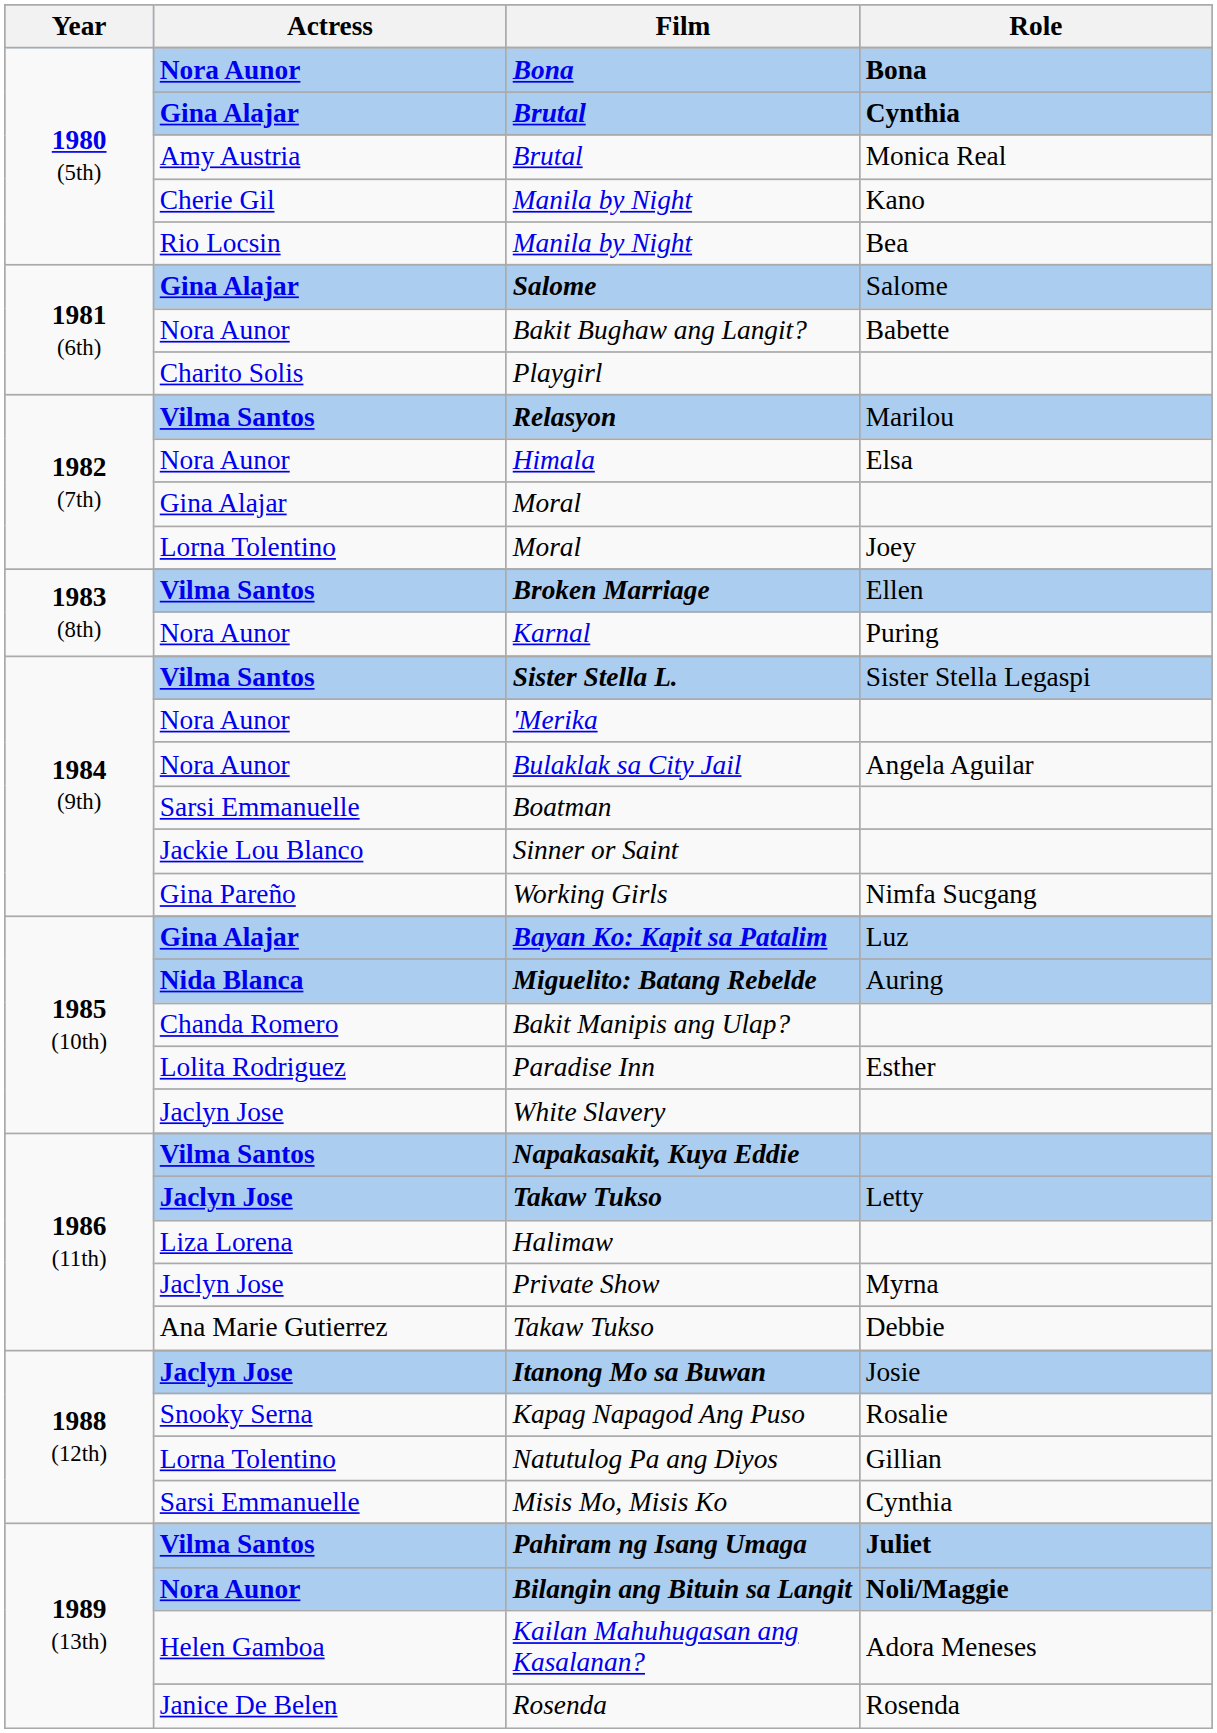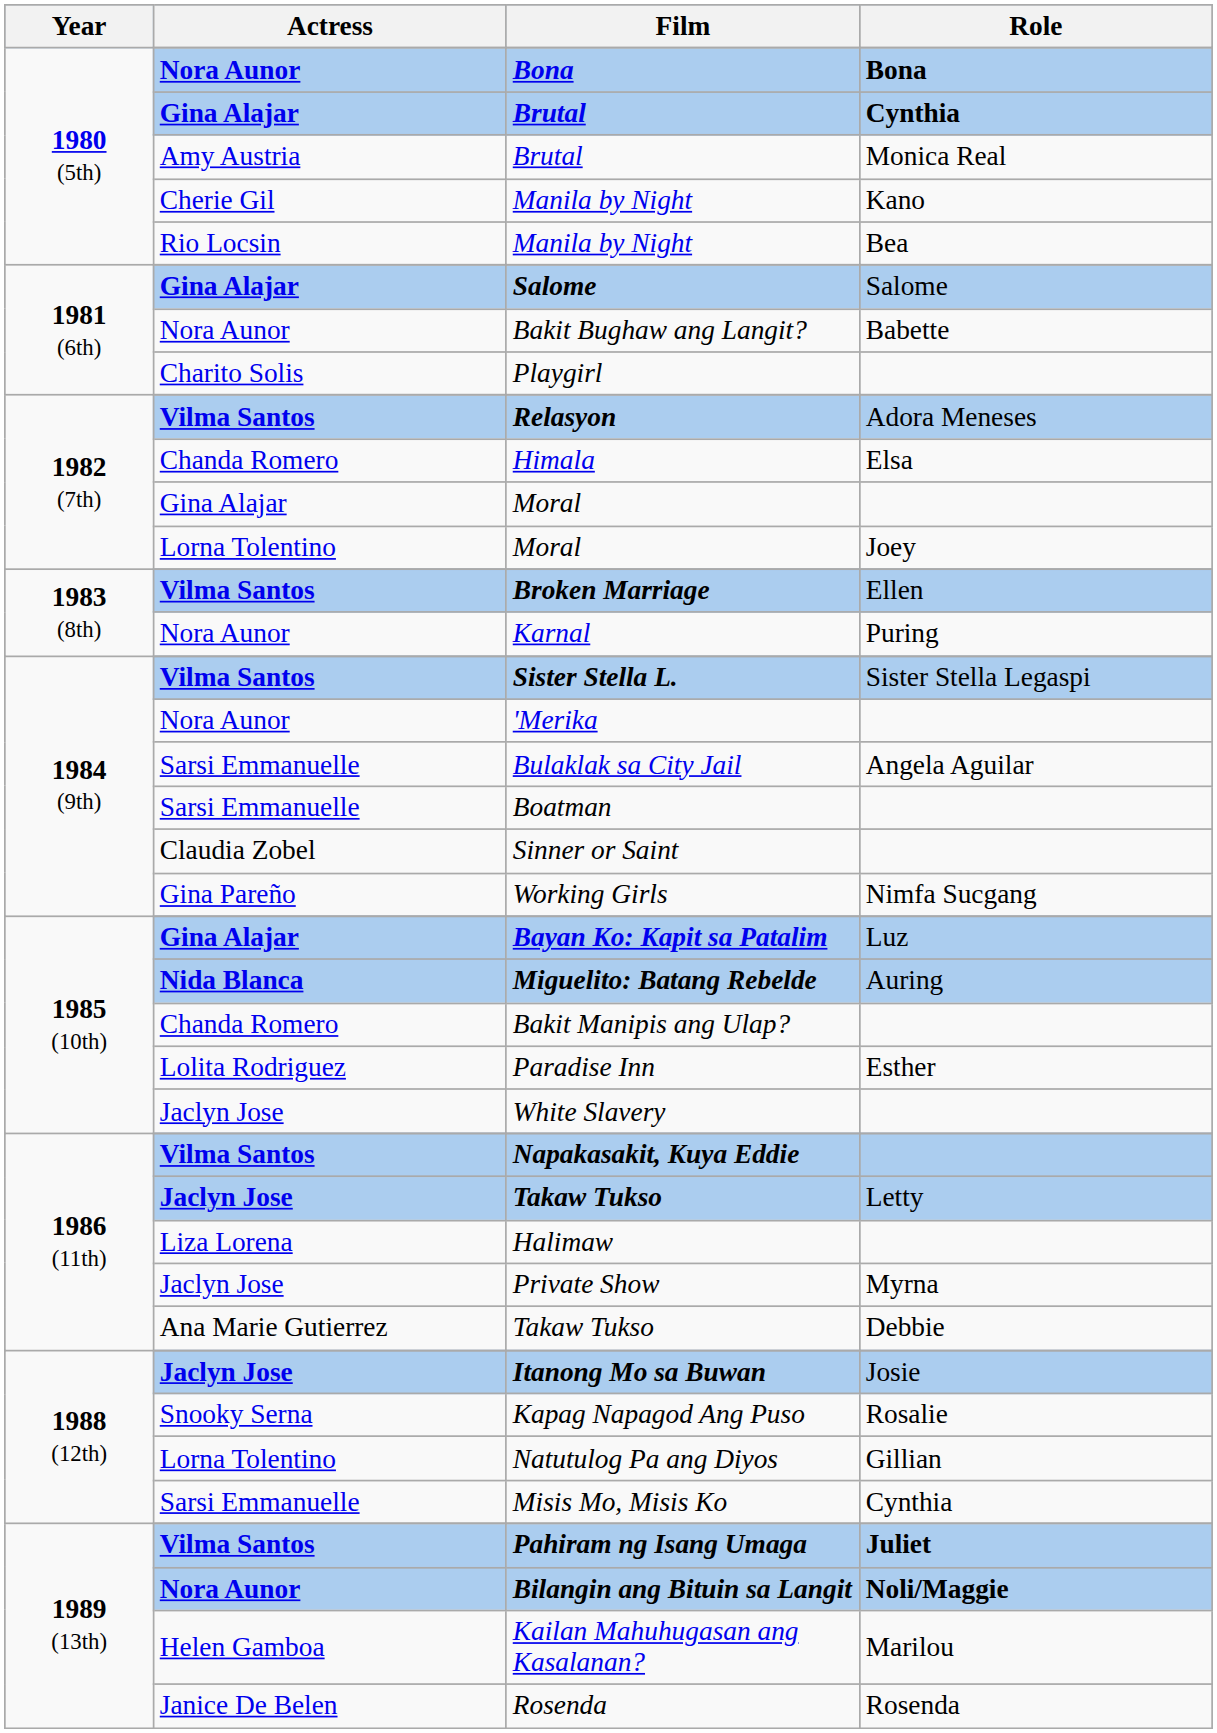(910, 416) Marilou -> (951, 416) Adora Meneses
(225, 460) Nora Aunor -> (249, 460) Chanda Romero
(225, 763) Nora Aunor -> (260, 763) Sarsi Emmanuelle
(262, 850) Jackie Lou Blanco -> (238, 850) Claudia Zobel
(951, 1647) Adora Meneses -> (910, 1647) Marilou
